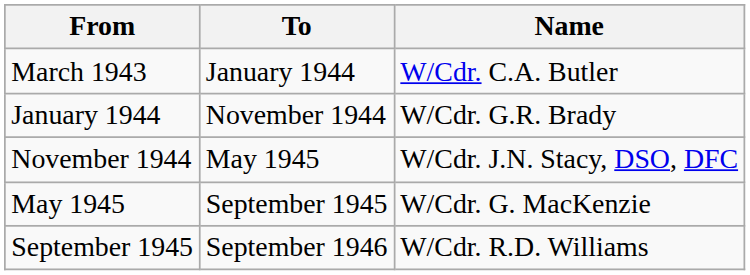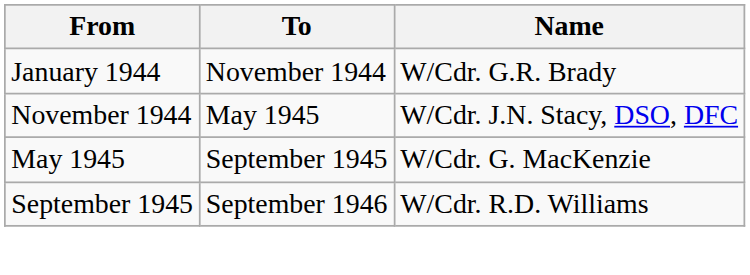- row: (79, 70)
